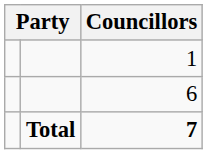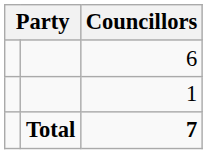rows swapped: (192, 93) <-> (192, 58)
